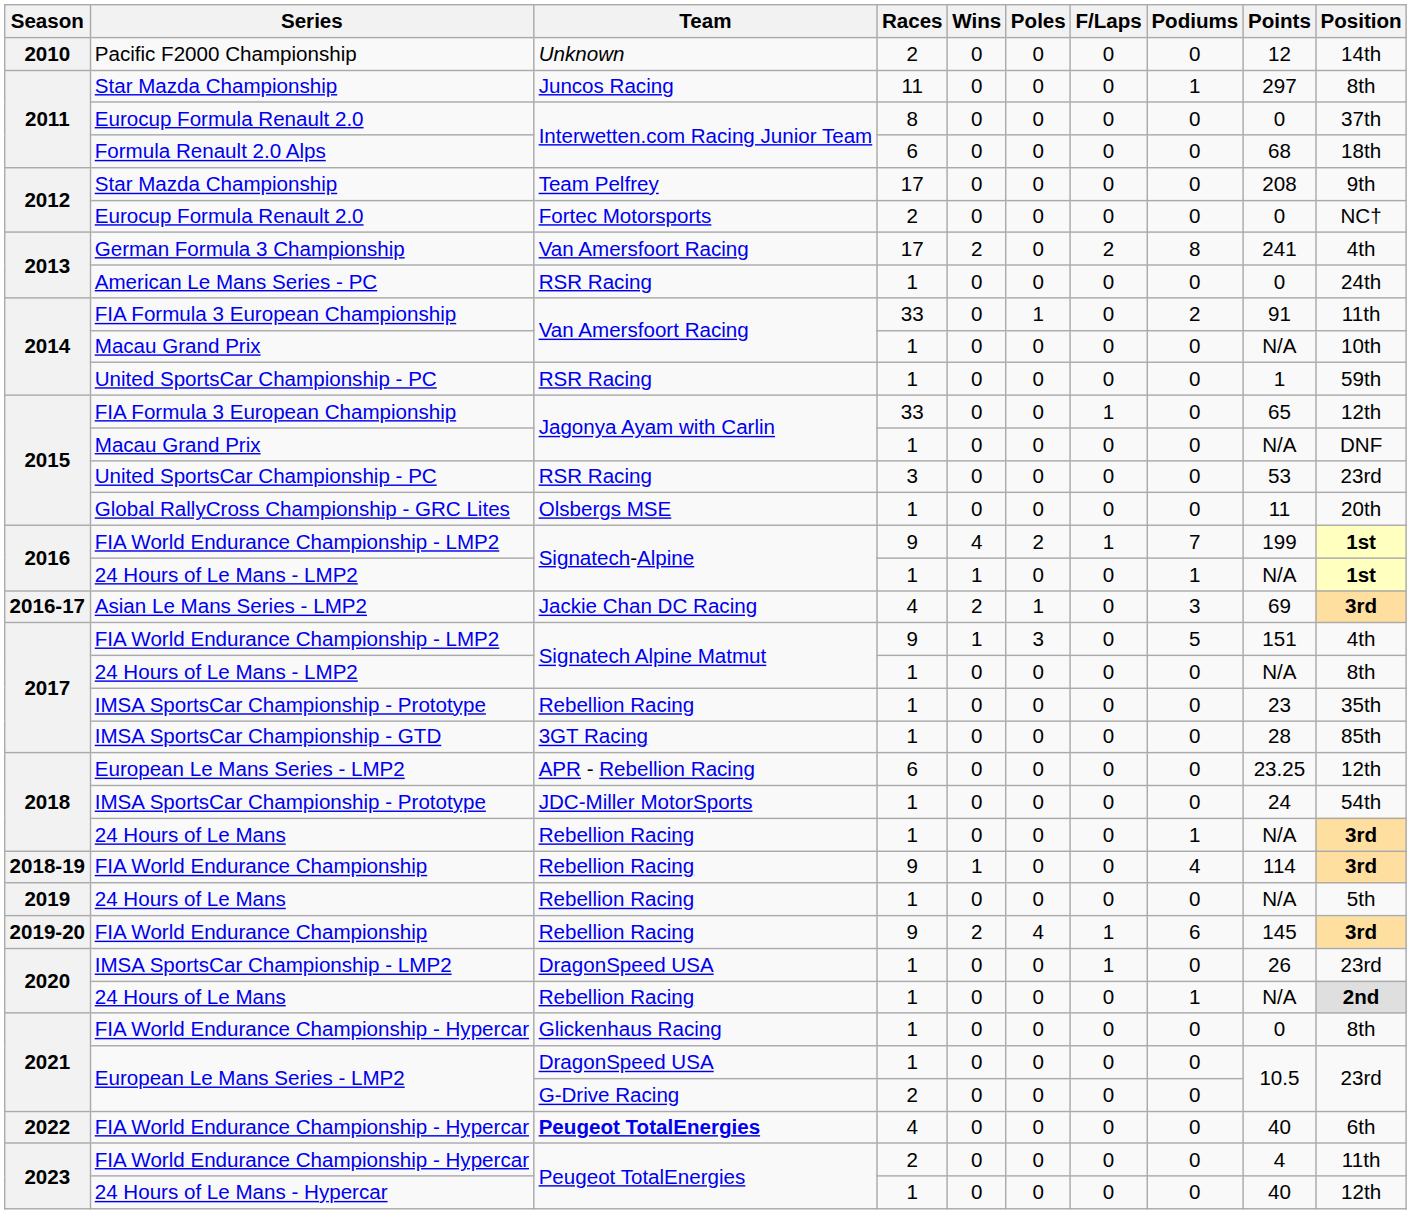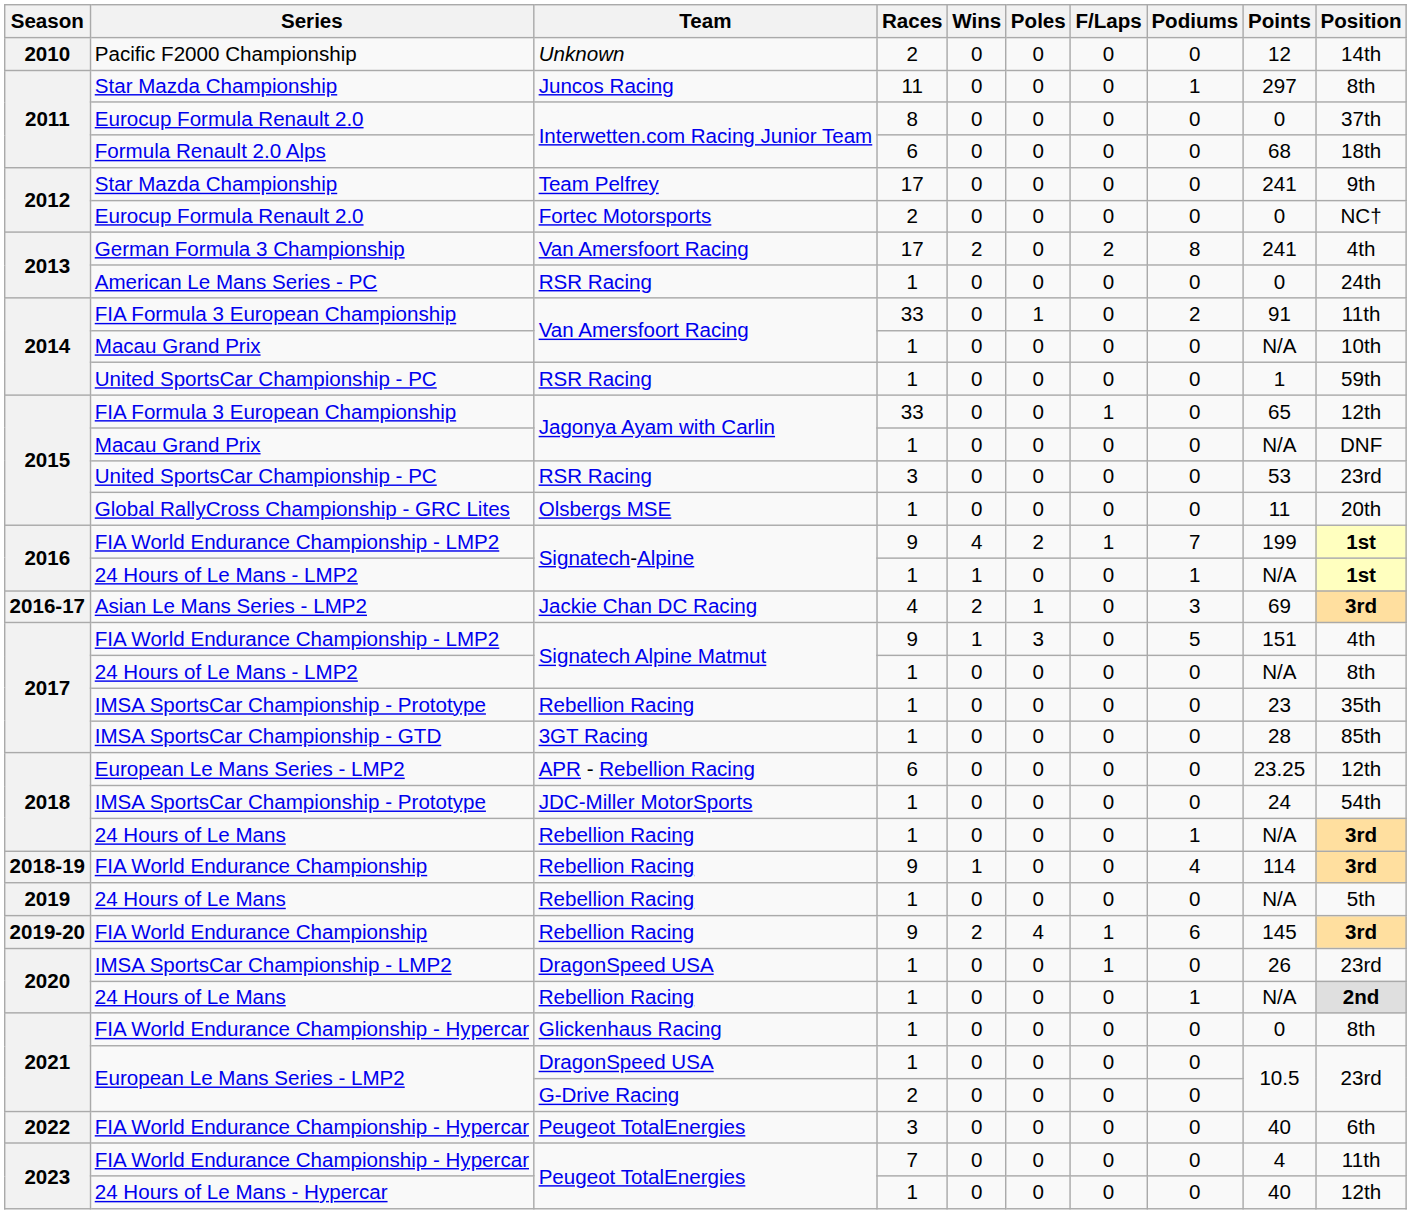(1279, 184) 208 -> (1279, 184) 241
(649, 1127) bold -> (642, 1127) normal
(912, 1127) 4 -> (912, 1127) 3
(912, 1160) 2 -> (912, 1160) 7
